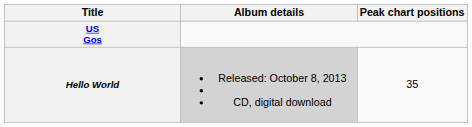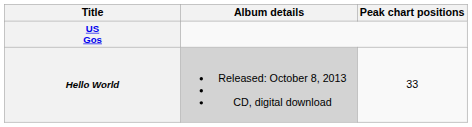(412, 84) 35 -> (412, 84) 33
